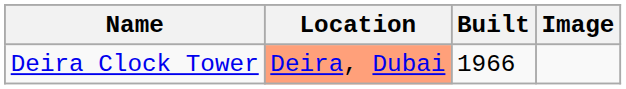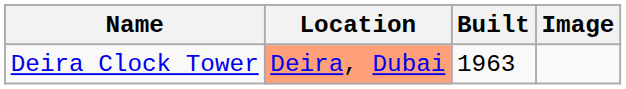(486, 64) 1966 -> (486, 64) 1963
